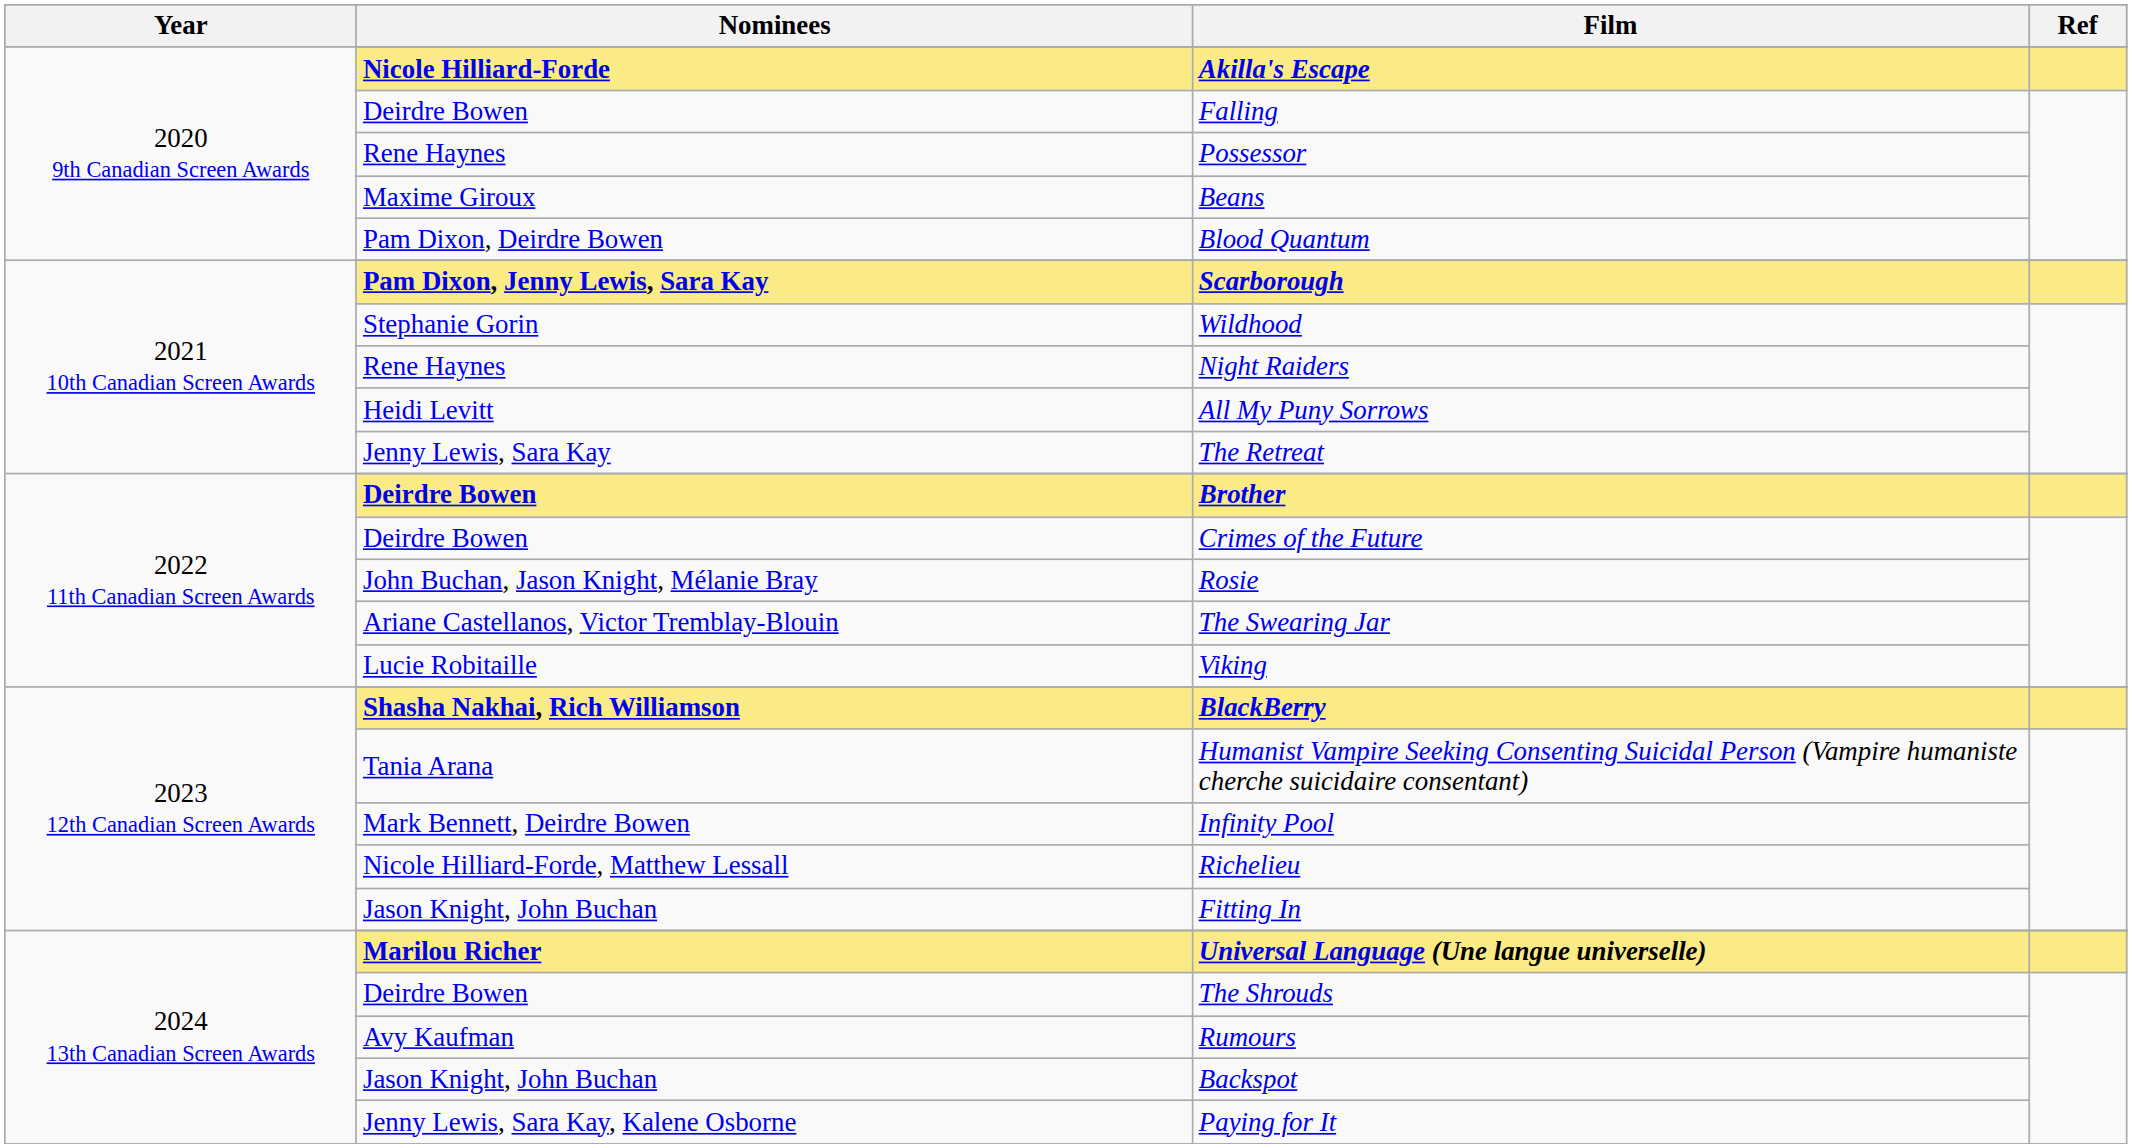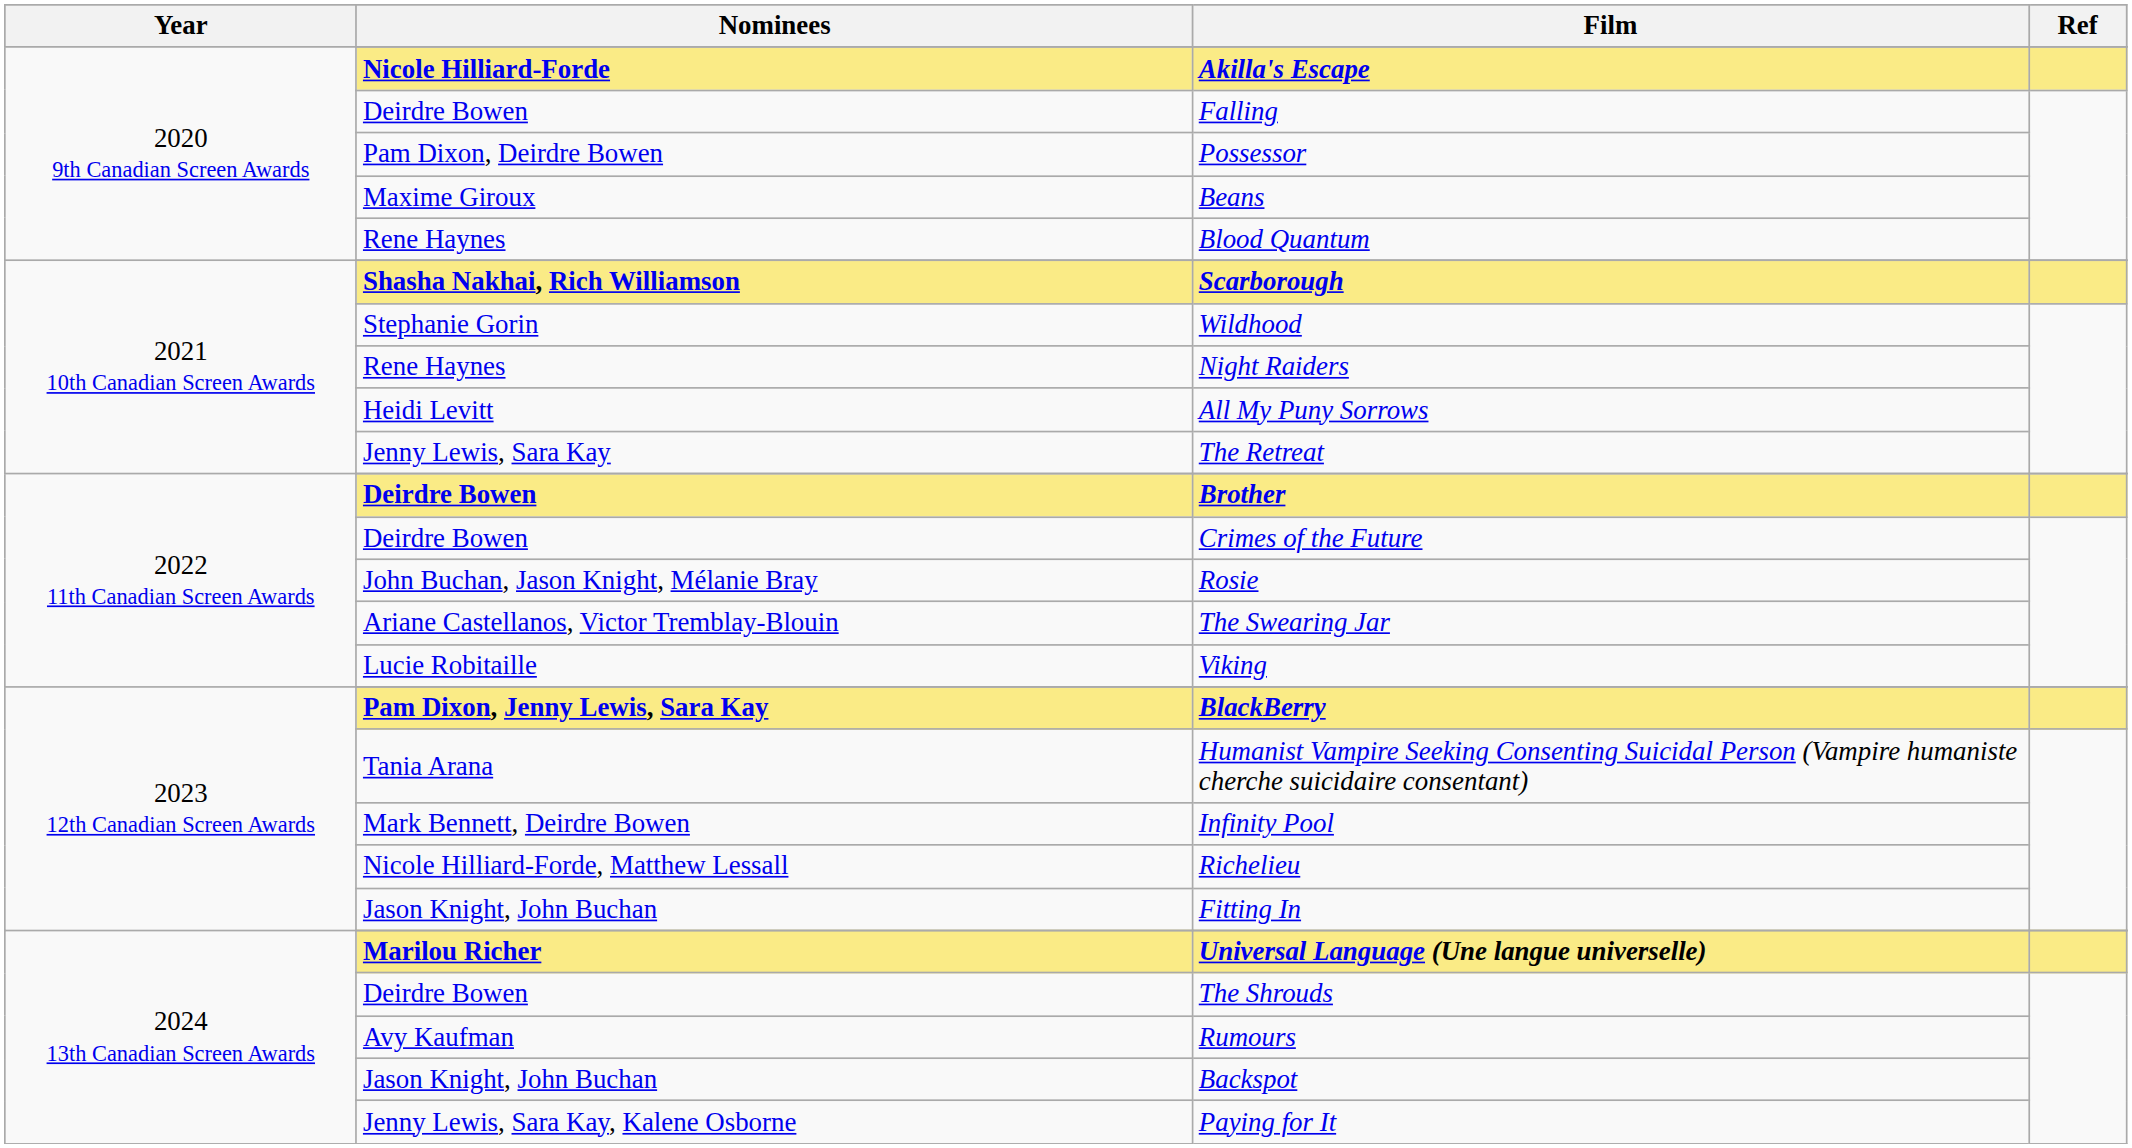(434, 153) Rene Haynes -> (513, 153) Pam Dixon, Deirdre Bowen
(513, 238) Pam Dixon, Deirdre Bowen -> (434, 238) Rene Haynes
(566, 281) Pam Dixon, Jenny Lewis, Sara Kay -> (551, 281) Shasha Nakhai, Rich Williamson
(551, 707) Shasha Nakhai, Rich Williamson -> (566, 707) Pam Dixon, Jenny Lewis, Sara Kay
